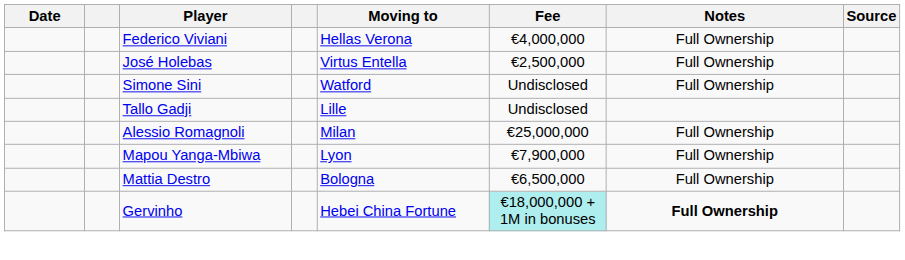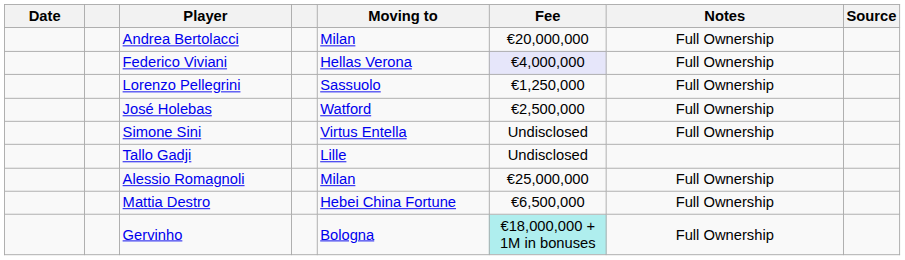+ row: (181, 39)
(548, 39) no background -> (548, 62) lavender background
+ row: (182, 86)
(363, 62) Virtus Entella -> (346, 109) Watford
(346, 86) Watford -> (363, 132) Virtus Entella
- row: (191, 156)
(347, 179) Bologna -> (388, 202) Hebei China Fortune
(388, 211) Hebei China Fortune -> (347, 234) Bologna
(725, 211) bold -> (725, 234) normal
